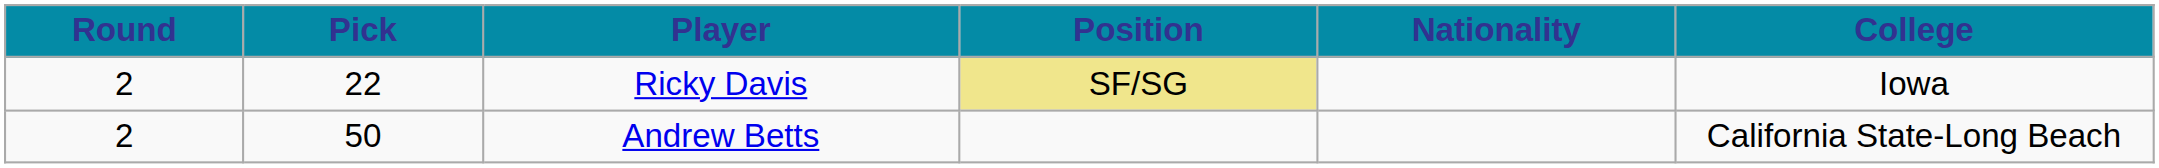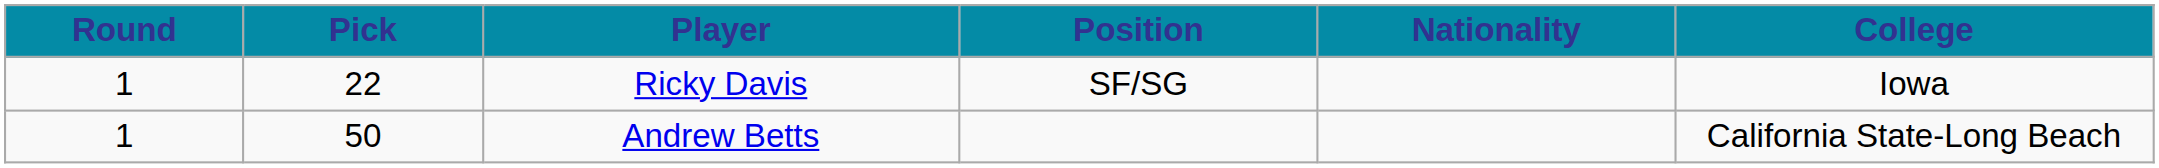(124, 83) 2 -> (124, 83) 1
(1138, 83) khaki background -> (1138, 83) no background
(124, 135) 2 -> (124, 135) 1
